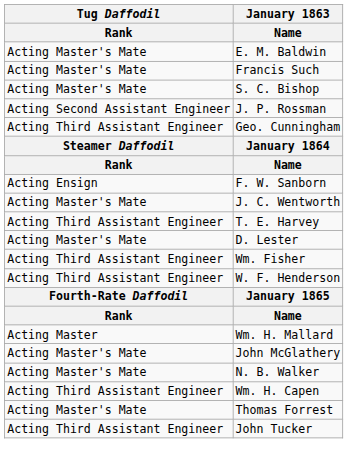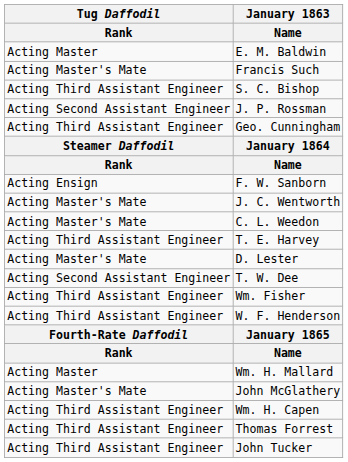(77, 52) Acting Master's Mate -> (52, 52) Acting Master
(77, 89) Acting Master's Mate -> (115, 89) Acting Third Assistant Engineer
+ row: (277, 221)
+ row: (267, 278)
- row: (277, 372)
(77, 410) Acting Master's Mate -> (115, 429) Acting Third Assistant Engineer
